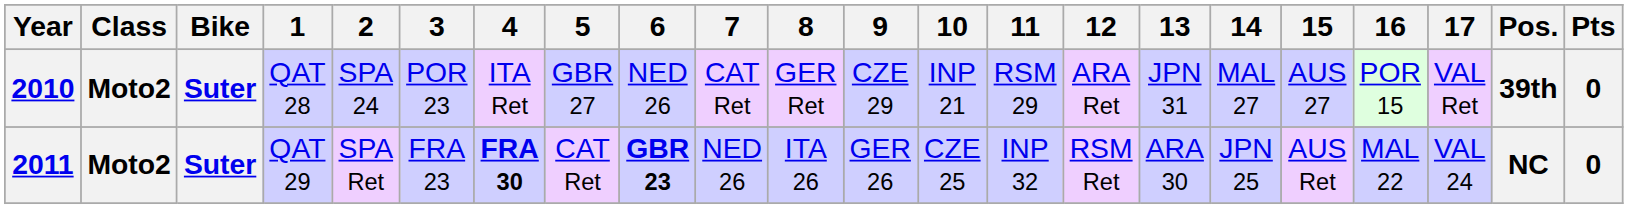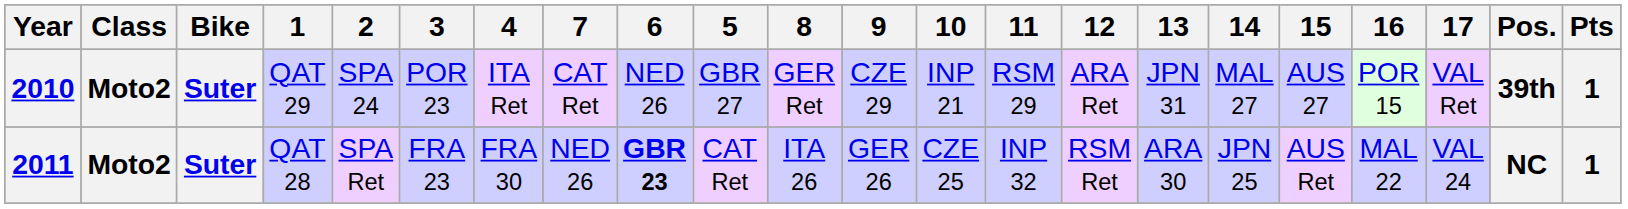columns swapped: (583, 26) <-> (732, 26)
(297, 87) QAT 28 -> (297, 87) QAT 29
(1593, 87) 0 -> (1592, 87) 1
(297, 164) QAT 29 -> (297, 164) QAT 28
(510, 164) bold -> (509, 164) normal
(1593, 164) 0 -> (1592, 164) 1
